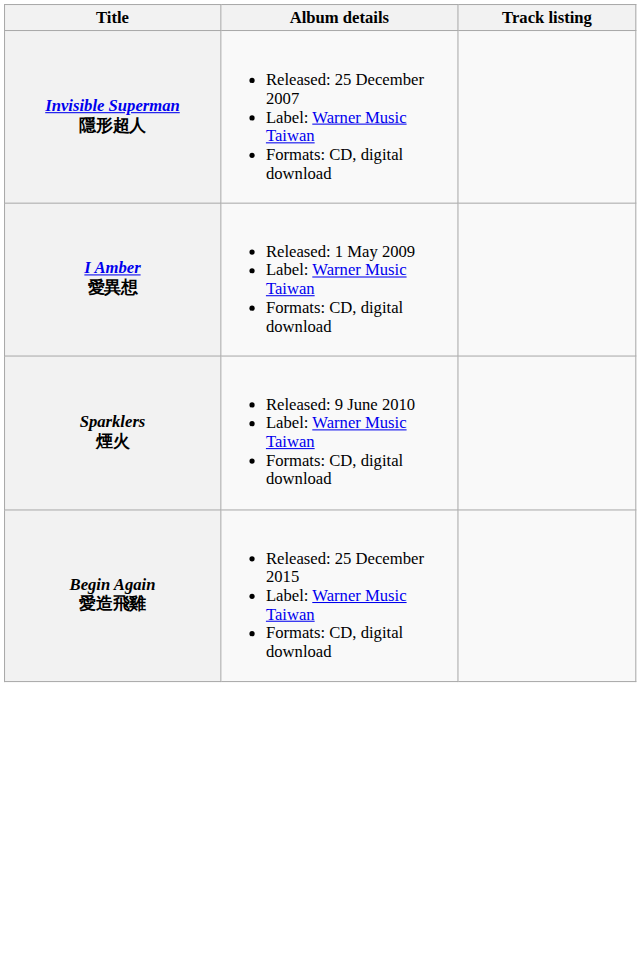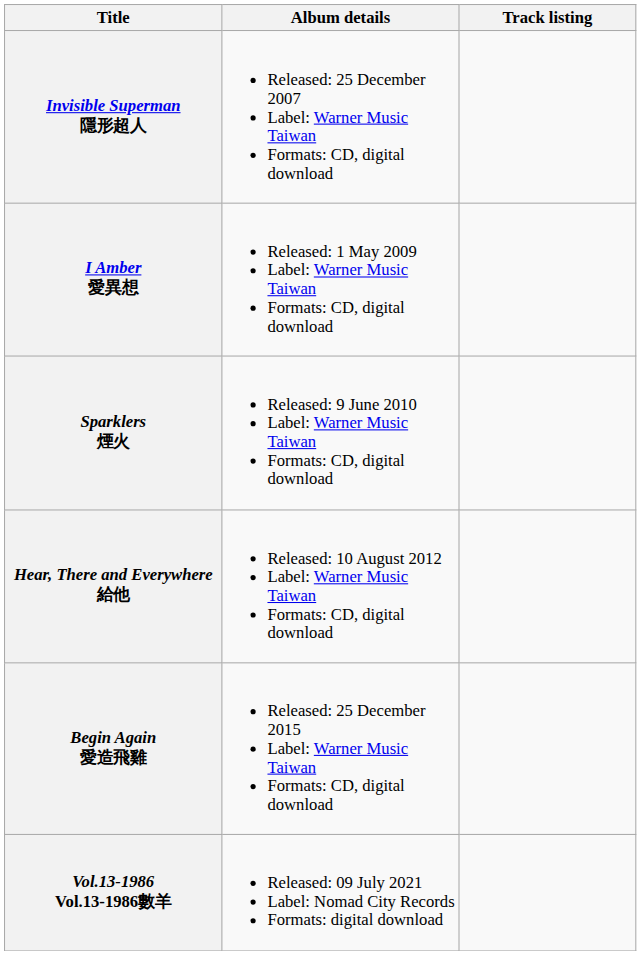+ row: (113, 585)
+ row: (113, 891)
